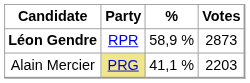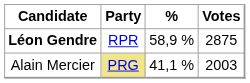(221, 40) 2873 -> (221, 40) 2875
(221, 65) 2203 -> (221, 65) 2003
